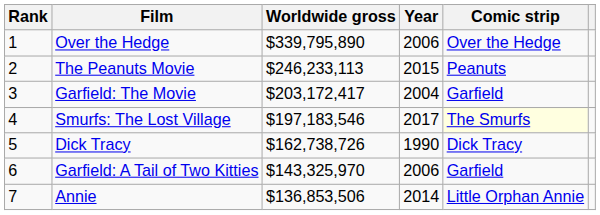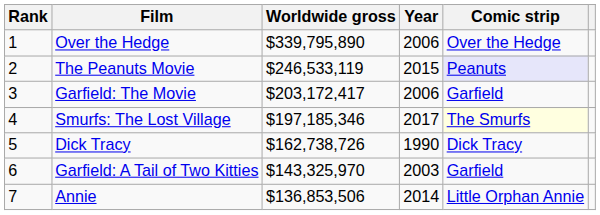(315, 68) $246,233,113 -> (315, 68) $246,533,119
(476, 68) no background -> (476, 68) lavender background
(421, 94) 2004 -> (421, 94) 2006
(315, 119) $197,183,546 -> (315, 119) $197,185,346
(421, 171) 2006 -> (421, 171) 2003
